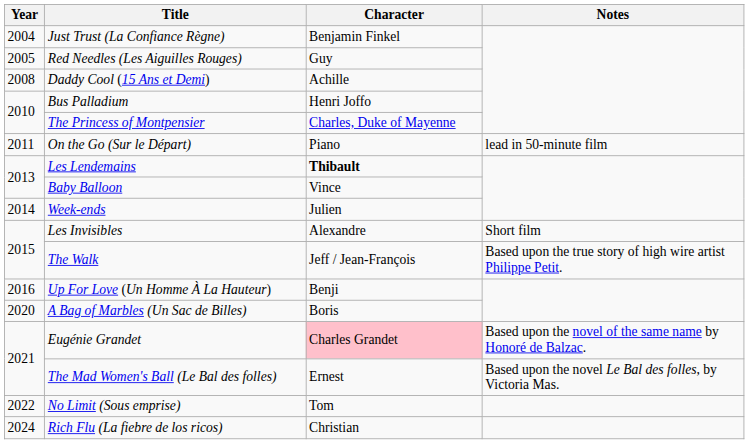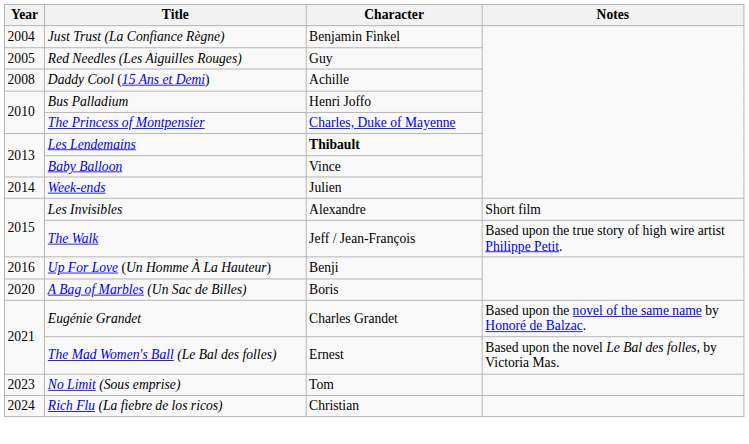- row: (119, 144)
(353, 340) pink background -> (353, 318) no background
(21, 406) 2022 -> (21, 384) 2023
